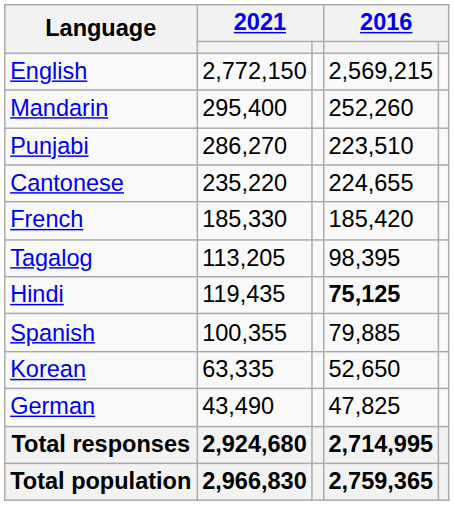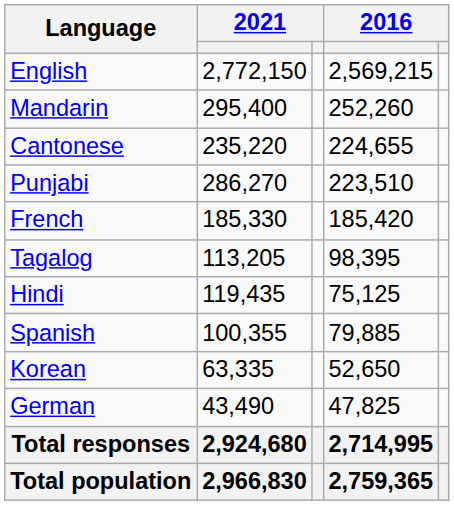rows swapped: (49, 145) <-> (67, 183)
(364, 295) bold -> (364, 295) normal
